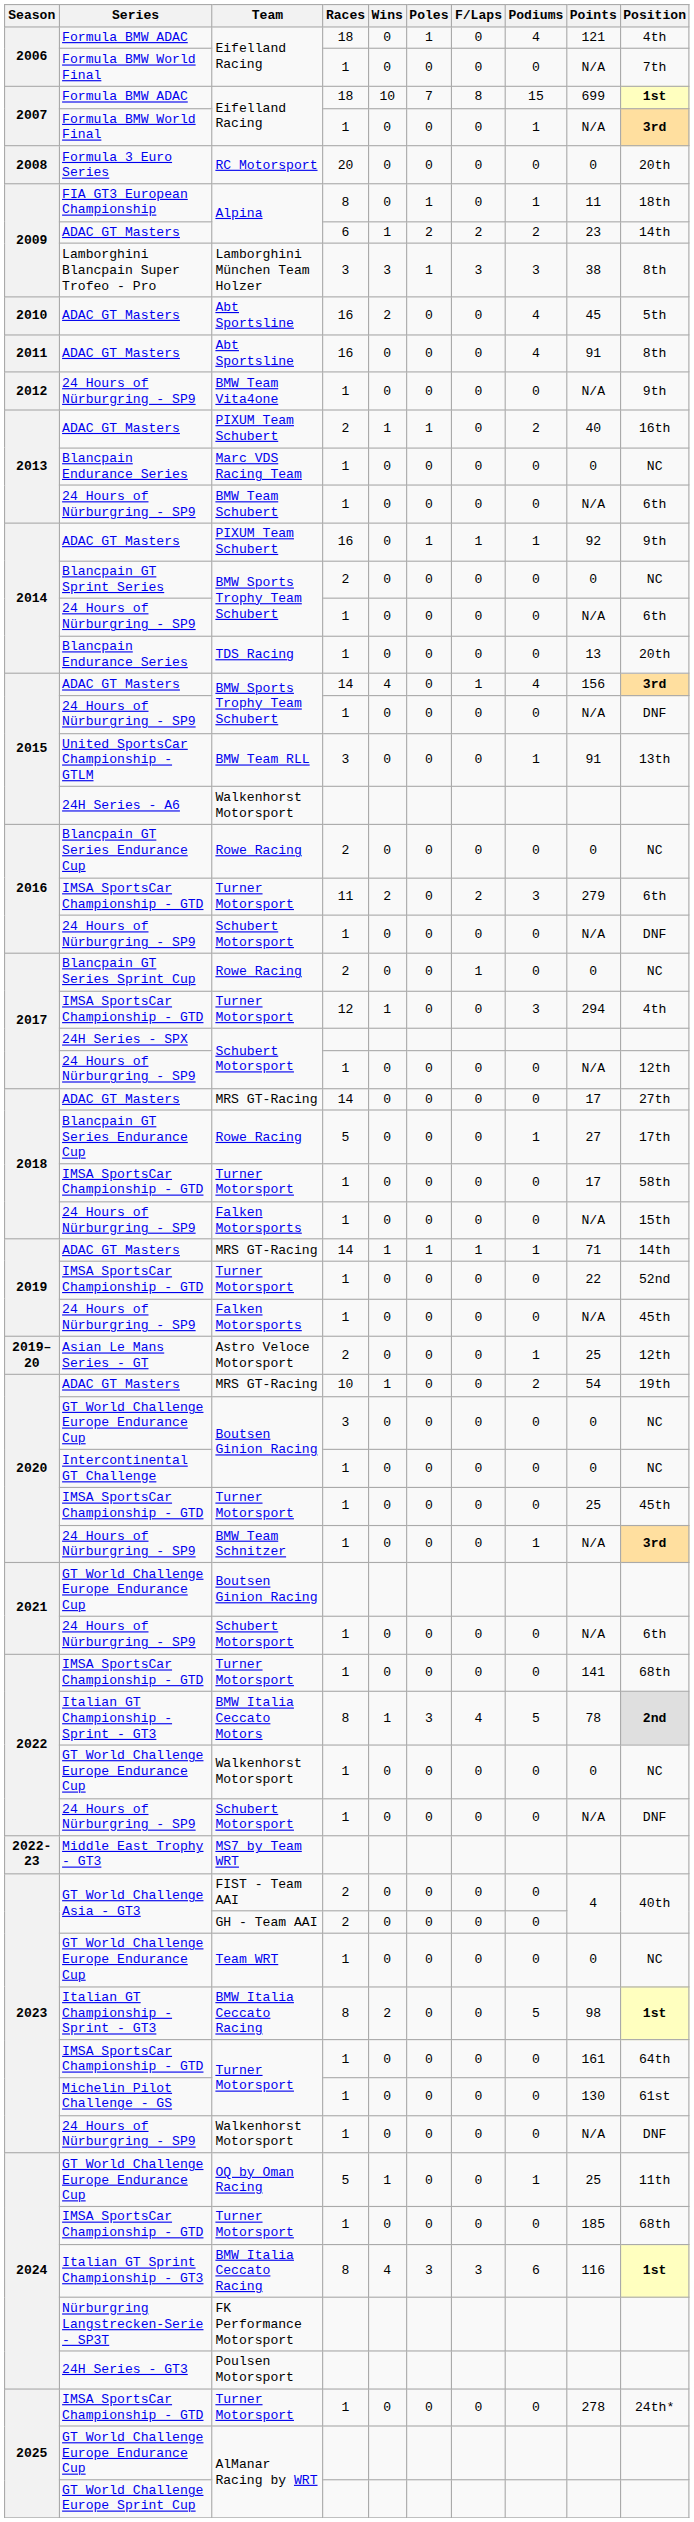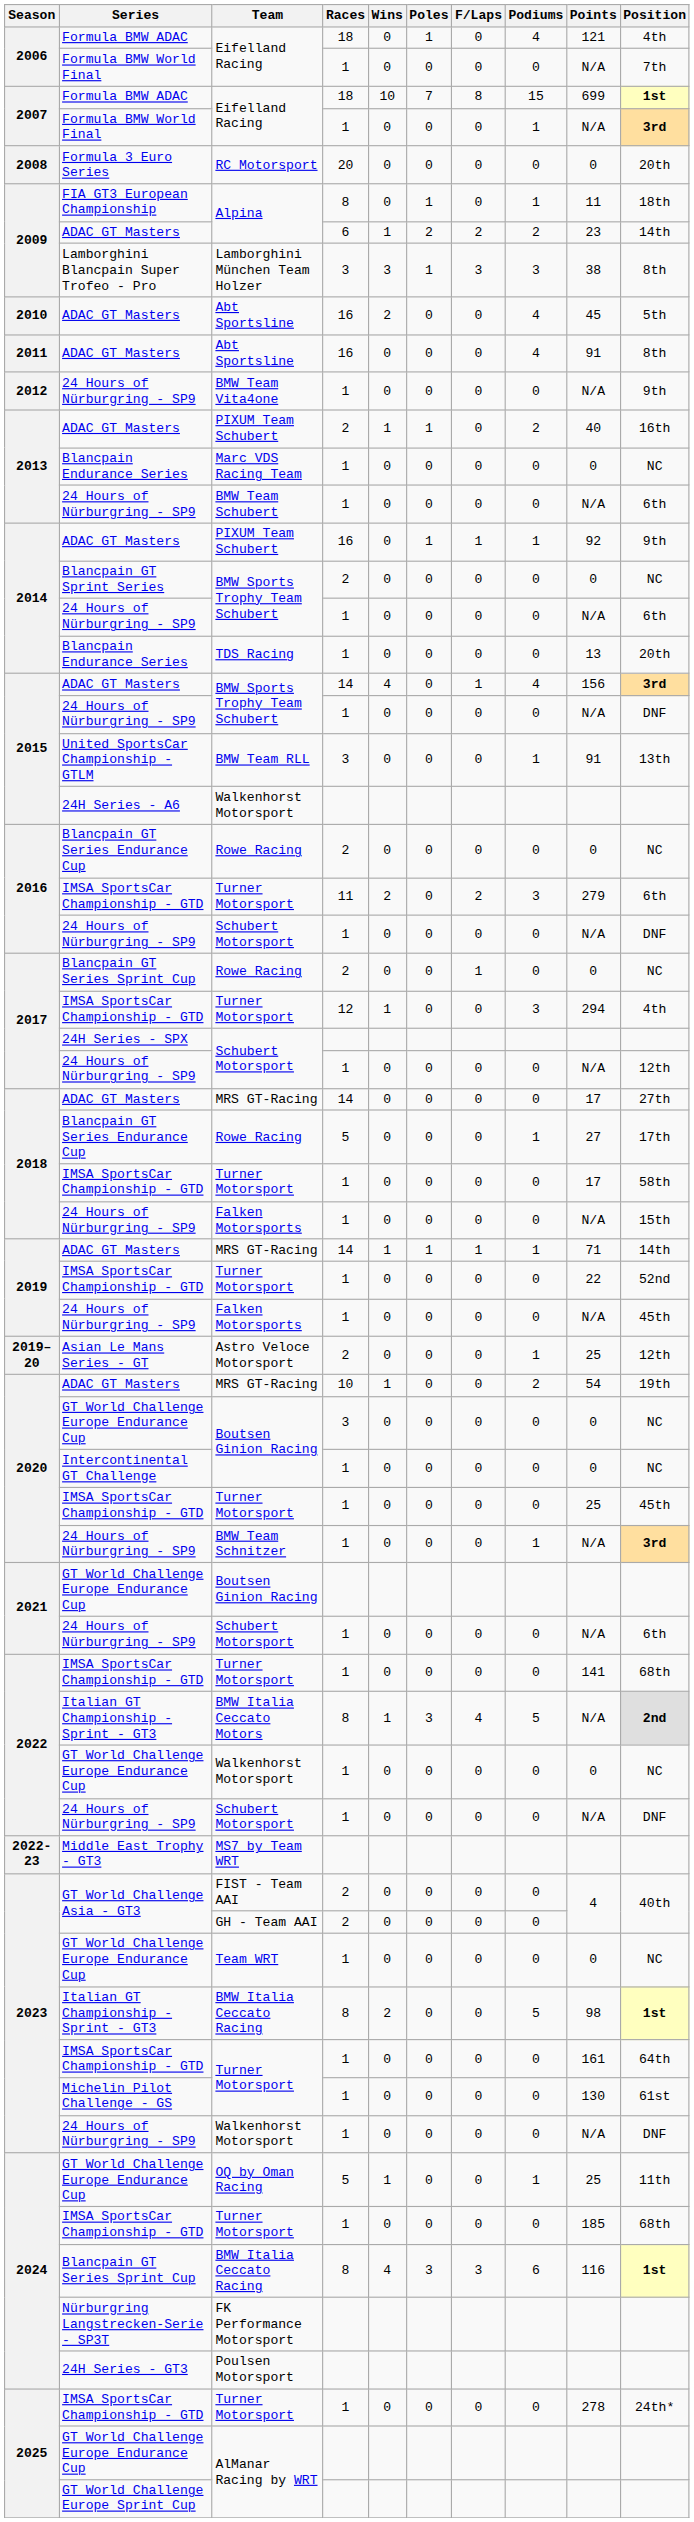(593, 1718) 78 -> (593, 1718) N/A
(133, 2271) Italian GT Sprint Championship - GT3 -> (129, 2271) Blancpain GT Series Sprint Cup
